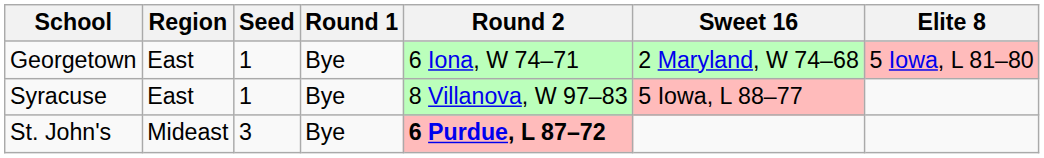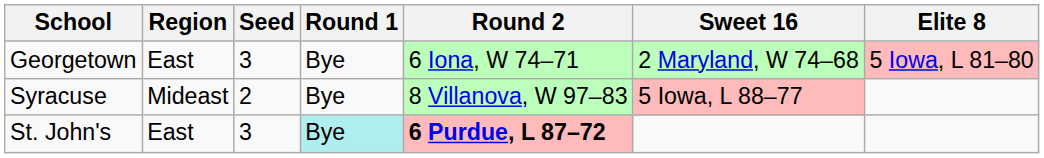(246, 59) 1 -> (246, 59) 3
(170, 96) East -> (188, 96) Mideast
(246, 96) 1 -> (246, 96) 2
(188, 133) Mideast -> (170, 133) East
(325, 133) no background -> (325, 133) paleturquoise background
